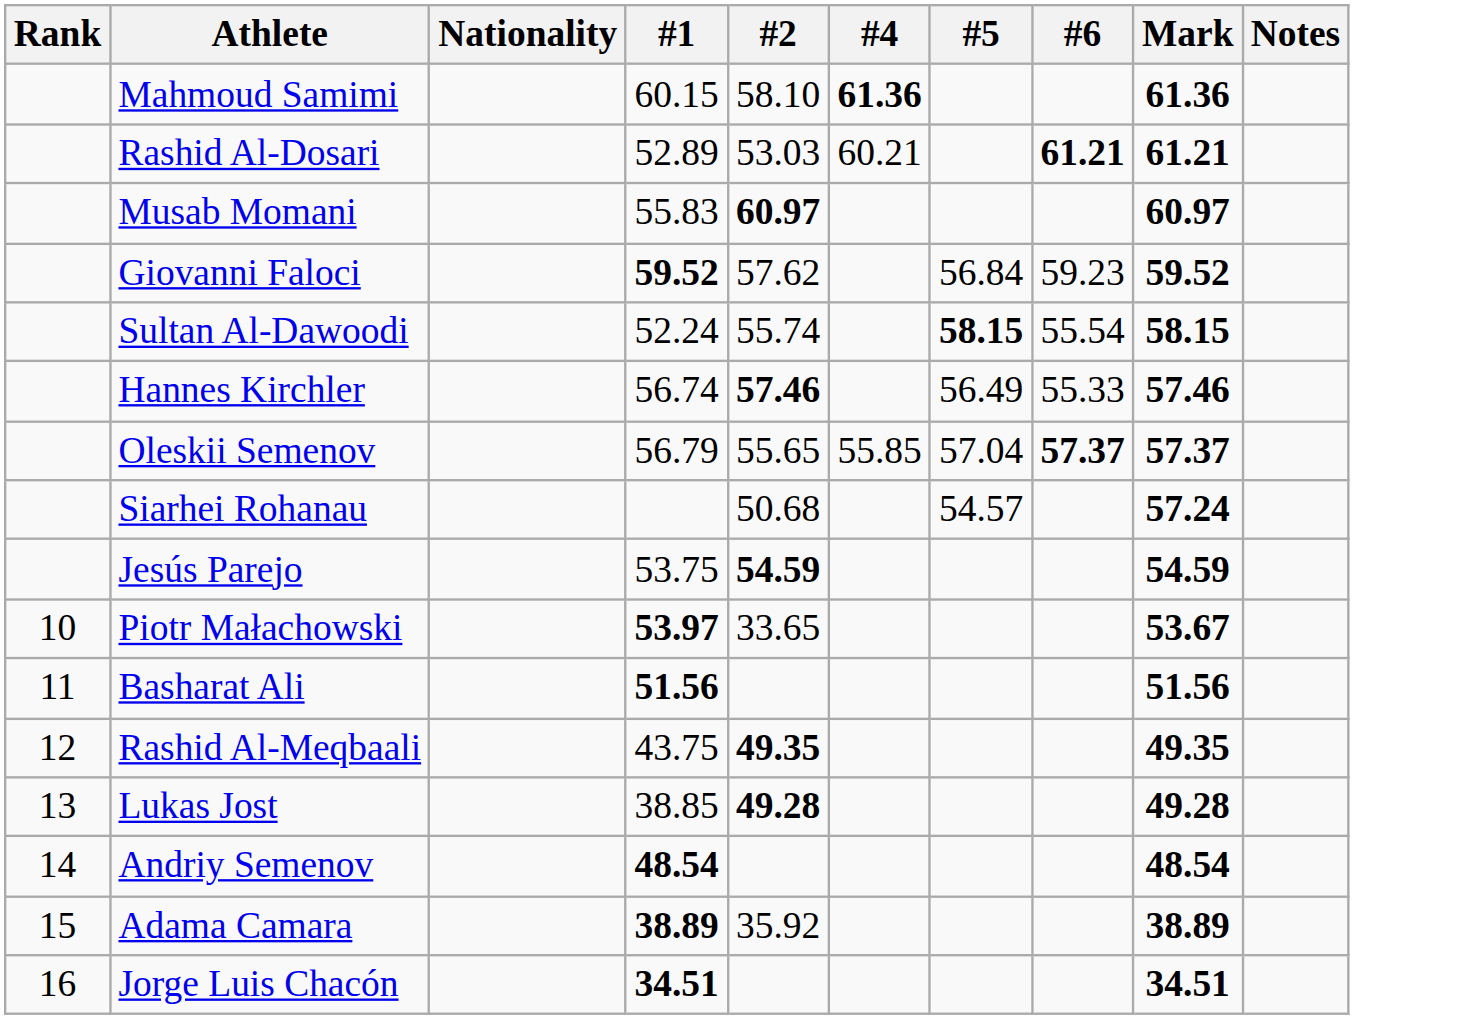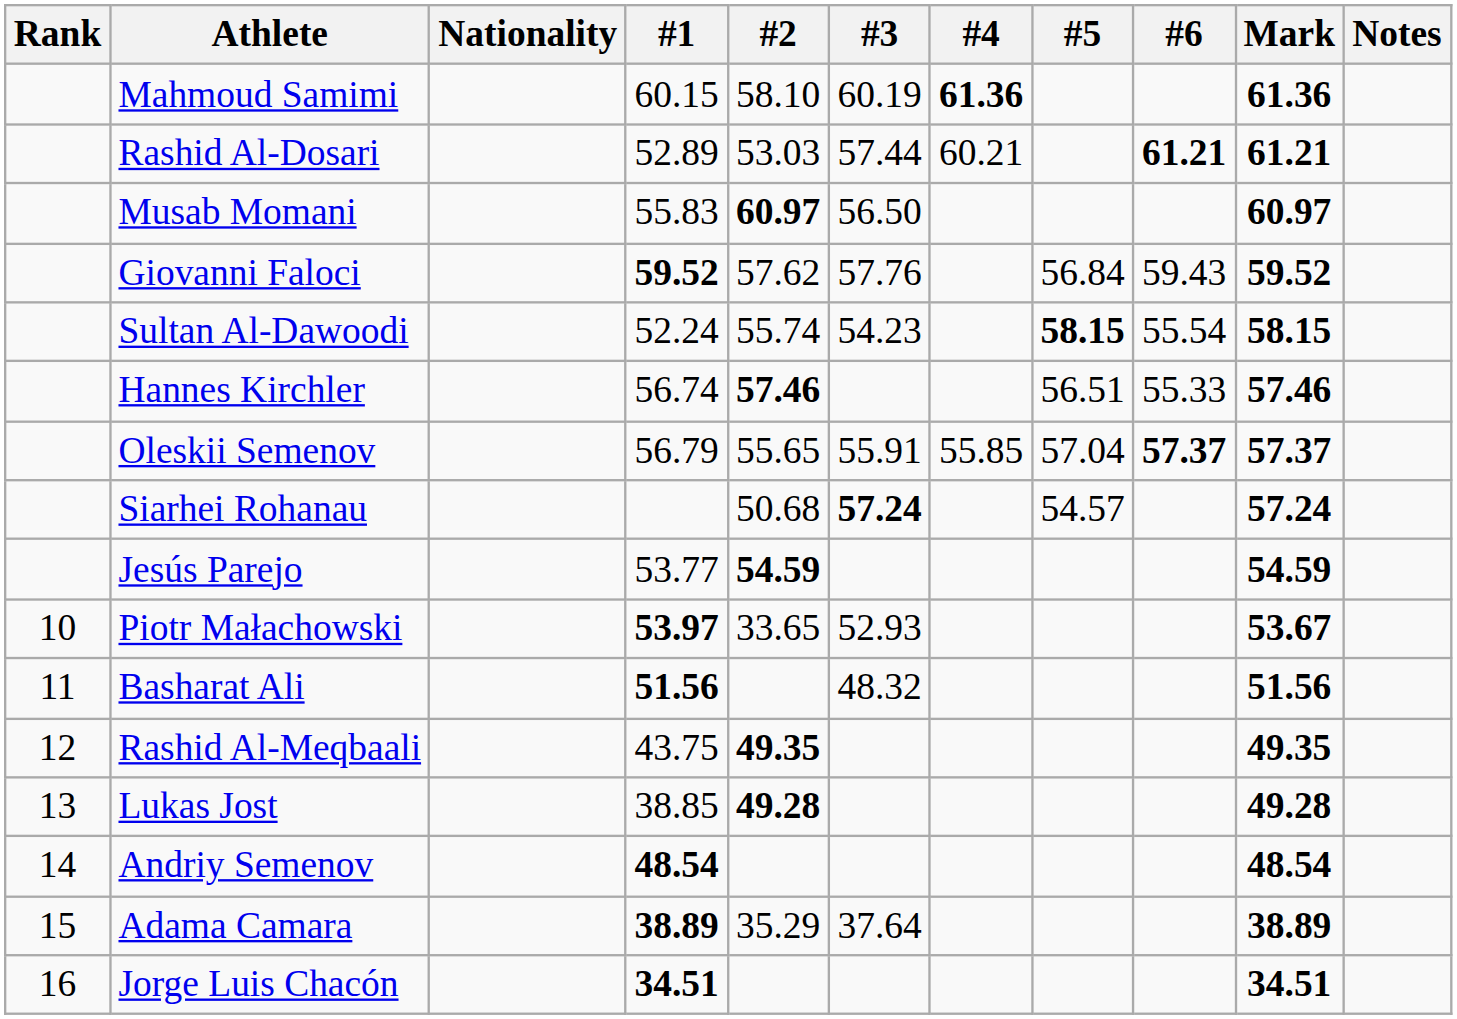+ column: (880, 34)
(1083, 271) 59.23 -> (1184, 271) 59.43
(981, 390) 56.49 -> (1083, 390) 56.51
(677, 568) 53.75 -> (677, 568) 53.77
(778, 924) 35.92 -> (778, 924) 35.29
